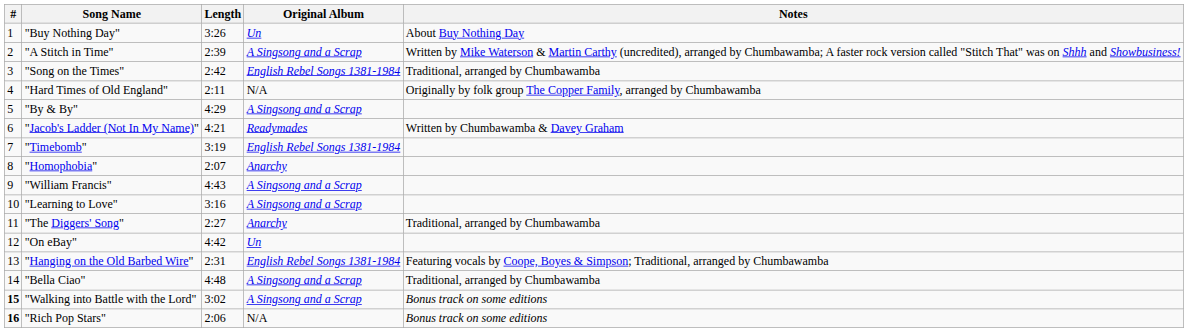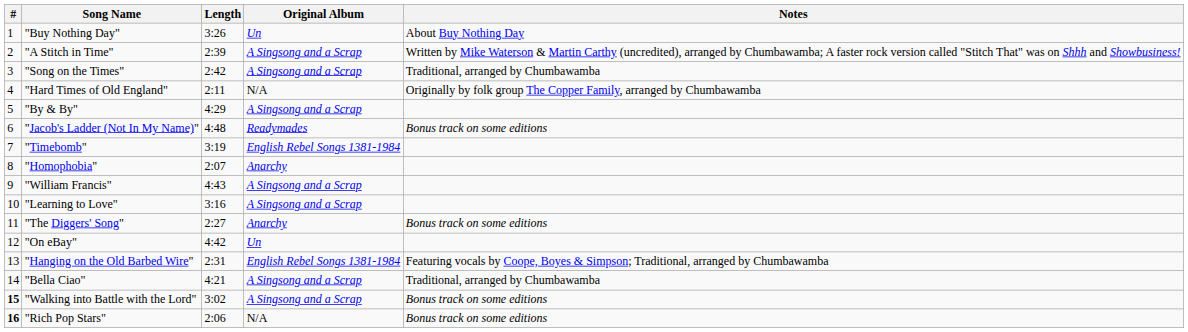(323, 71) English Rebel Songs 1381-1984 -> (304, 71) A Singsong and a Scrap
(215, 128) 4:21 -> (215, 128) 4:48
(515, 128) Written by Chumbawamba & Davey Graham -> (477, 128) Bonus track on some editions
(503, 223) Traditional, arranged by Chumbawamba -> (477, 223) Bonus track on some editions
(215, 280) 4:48 -> (215, 280) 4:21
